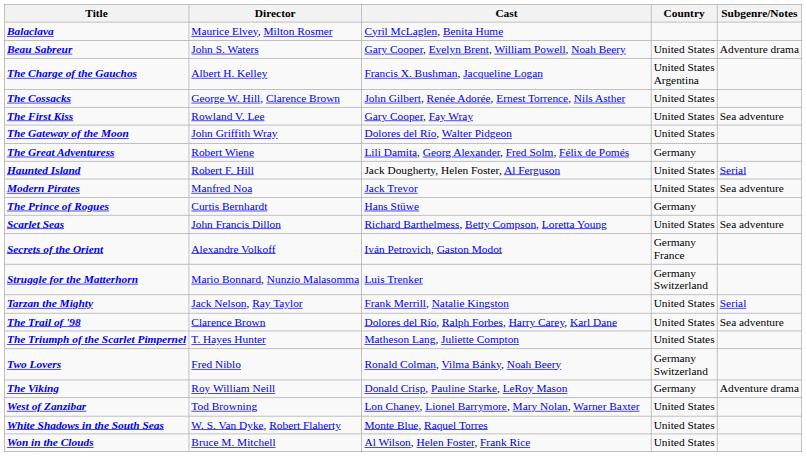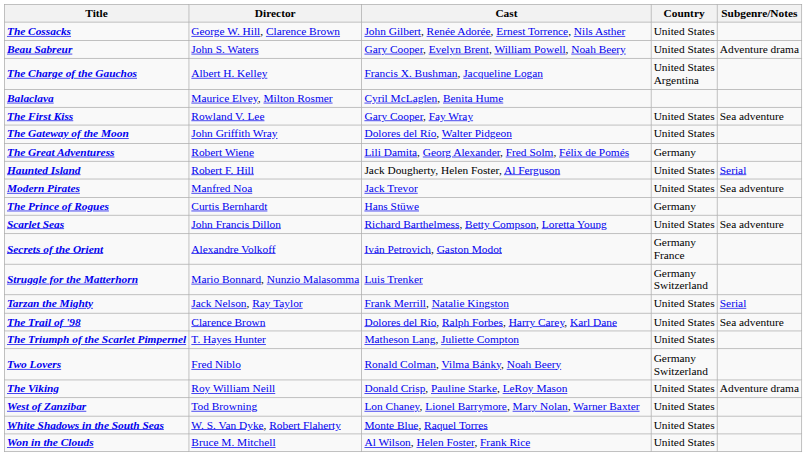rows swapped: (30, 31) <-> (39, 98)
(675, 388) Germany -> (684, 388) United States
